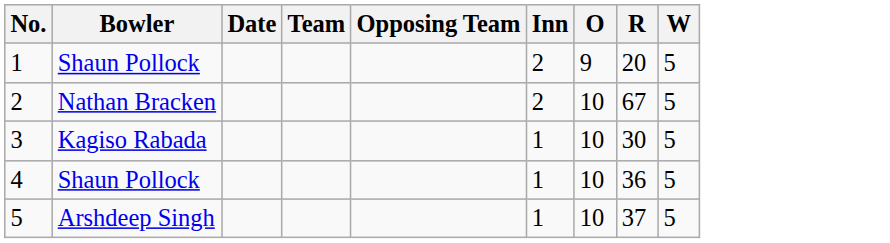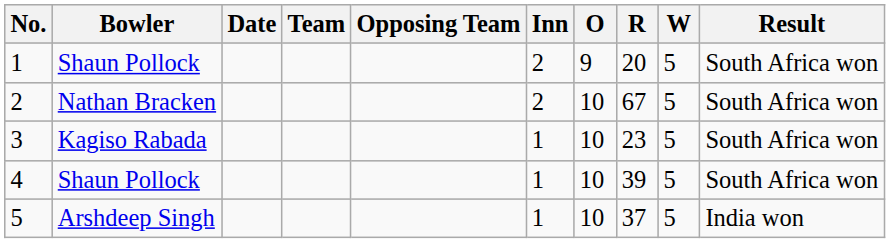+ column: (792, 23)
(634, 140) 30 -> (634, 140) 23
(634, 179) 36 -> (634, 179) 39
